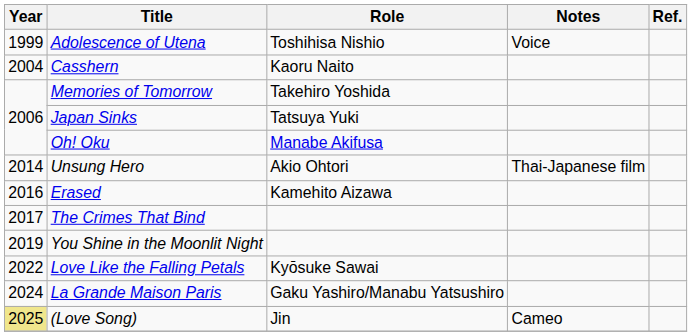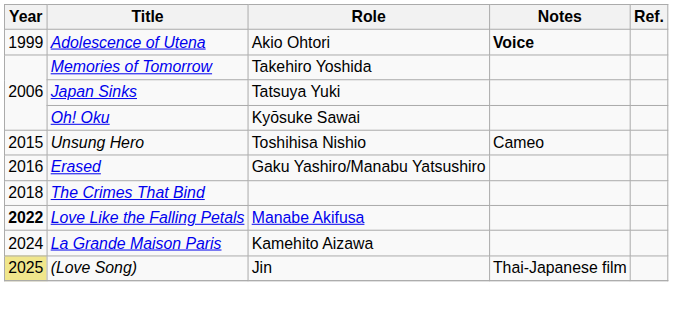(327, 42) Toshihisa Nishio -> (291, 42) Akio Ohtori
(531, 42) normal -> (513, 42) bold
- row: (85, 67)
(327, 142) Manabe Akifusa -> (306, 117) Kyōsuke Sawai
(26, 167) 2014 -> (26, 142) 2015
(309, 167) Akio Ohtori -> (309, 142) Toshihisa Nishio
(578, 167) Thai-Japanese film -> (518, 142) Cameo
(331, 192) Kamehito Aizawa -> (369, 167) Gaku Yashiro/Manabu Yatsushiro
(26, 218) 2017 -> (26, 192) 2018
- row: (157, 243)
(26, 268) normal -> (26, 218) bold
(324, 268) Kyōsuke Sawai -> (308, 218) Manabe Akifusa
(387, 293) Gaku Yashiro/Manabu Yatsushiro -> (312, 243) Kamehito Aizawa
(537, 318) Cameo -> (560, 268) Thai-Japanese film
